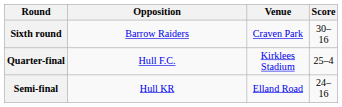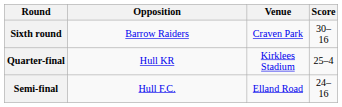(157, 61) Hull F.C. -> (157, 61) Hull KR
(157, 88) Hull KR -> (157, 88) Hull F.C.
